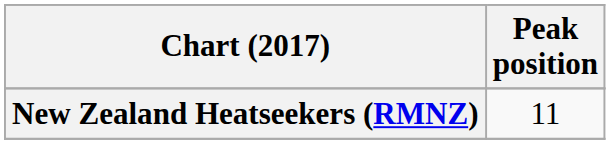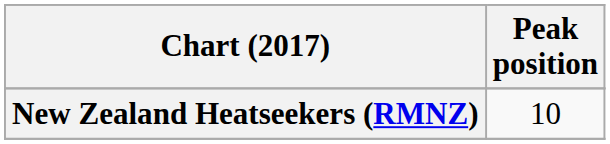(545, 113) 11 -> (545, 113) 10
